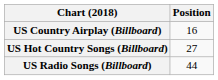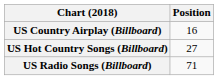(192, 65) 44 -> (192, 65) 71
